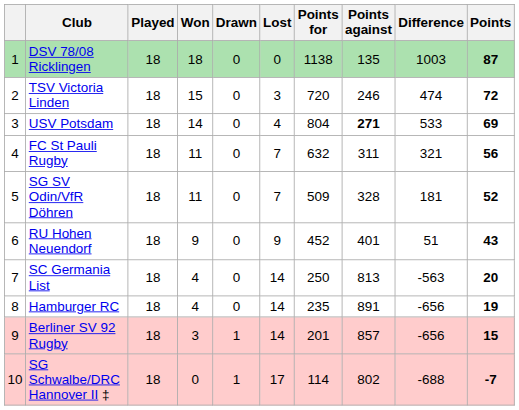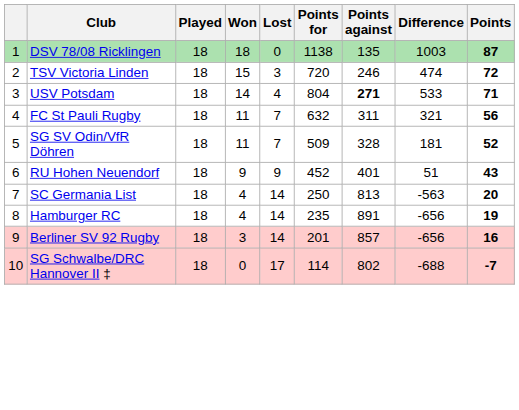- column: (236, 22)
(491, 124) 69 -> (491, 94) 71
(491, 335) 15 -> (491, 237) 16
